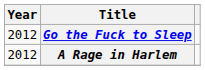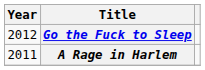(22, 55) 2012 -> (22, 55) 2011
